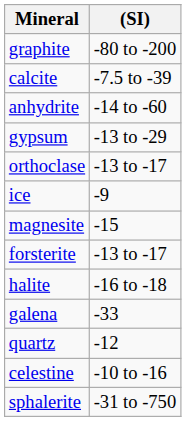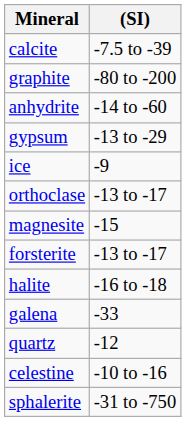rows swapped: (39, 48) <-> (33, 78)
rows swapped: (20, 195) <-> (47, 166)
